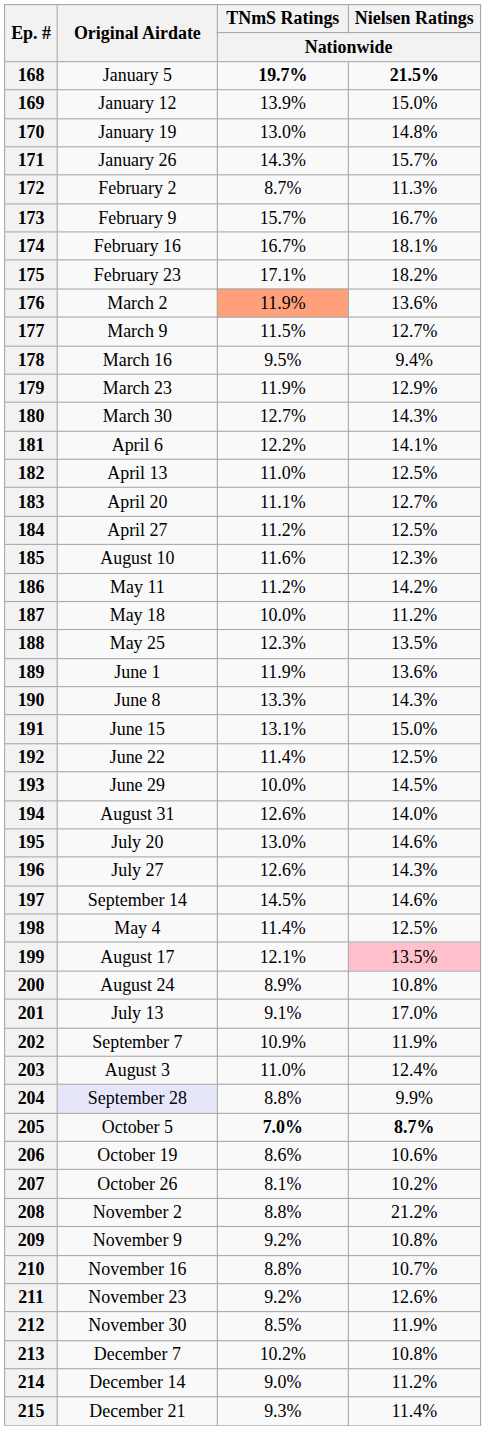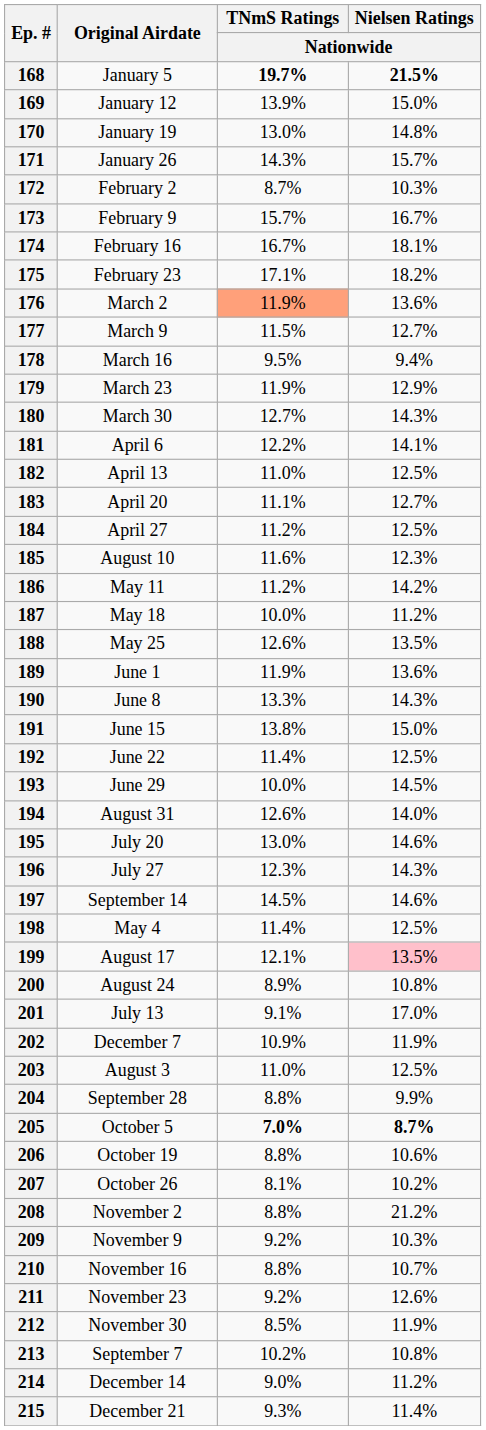(414, 189) 11.3% -> (414, 189) 10.3%
(283, 643) 12.3% -> (283, 643) 12.6%
(283, 729) 13.1% -> (283, 729) 13.8%
(283, 871) 12.6% -> (283, 871) 12.3%
(137, 1041) September 7 -> (137, 1041) December 7
(414, 1070) 12.4% -> (414, 1070) 12.5%
(137, 1098) lavender background -> (137, 1098) no background
(283, 1155) 8.6% -> (283, 1155) 8.8%
(414, 1240) 10.8% -> (414, 1240) 10.3%
(137, 1354) December 7 -> (137, 1354) September 7
